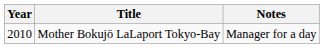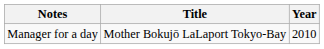columns swapped: (20, 14) <-> (271, 14)
